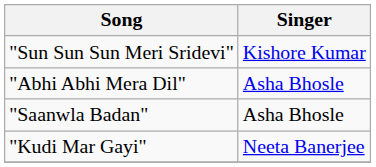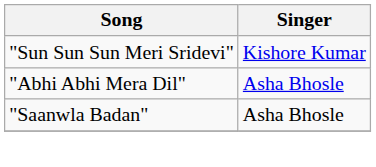- row: (78, 146)
